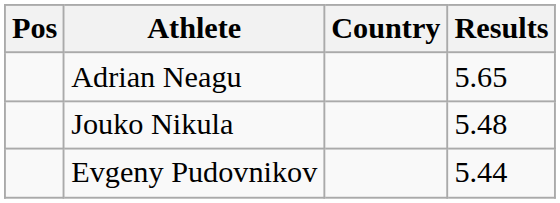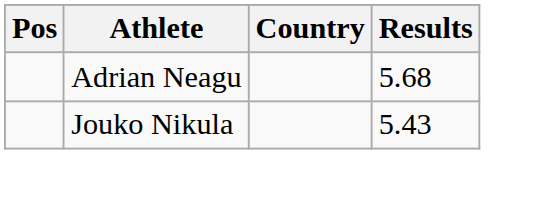(481, 76) 5.65 -> (405, 76) 5.68
(481, 124) 5.48 -> (405, 124) 5.43
- row: (194, 172)
